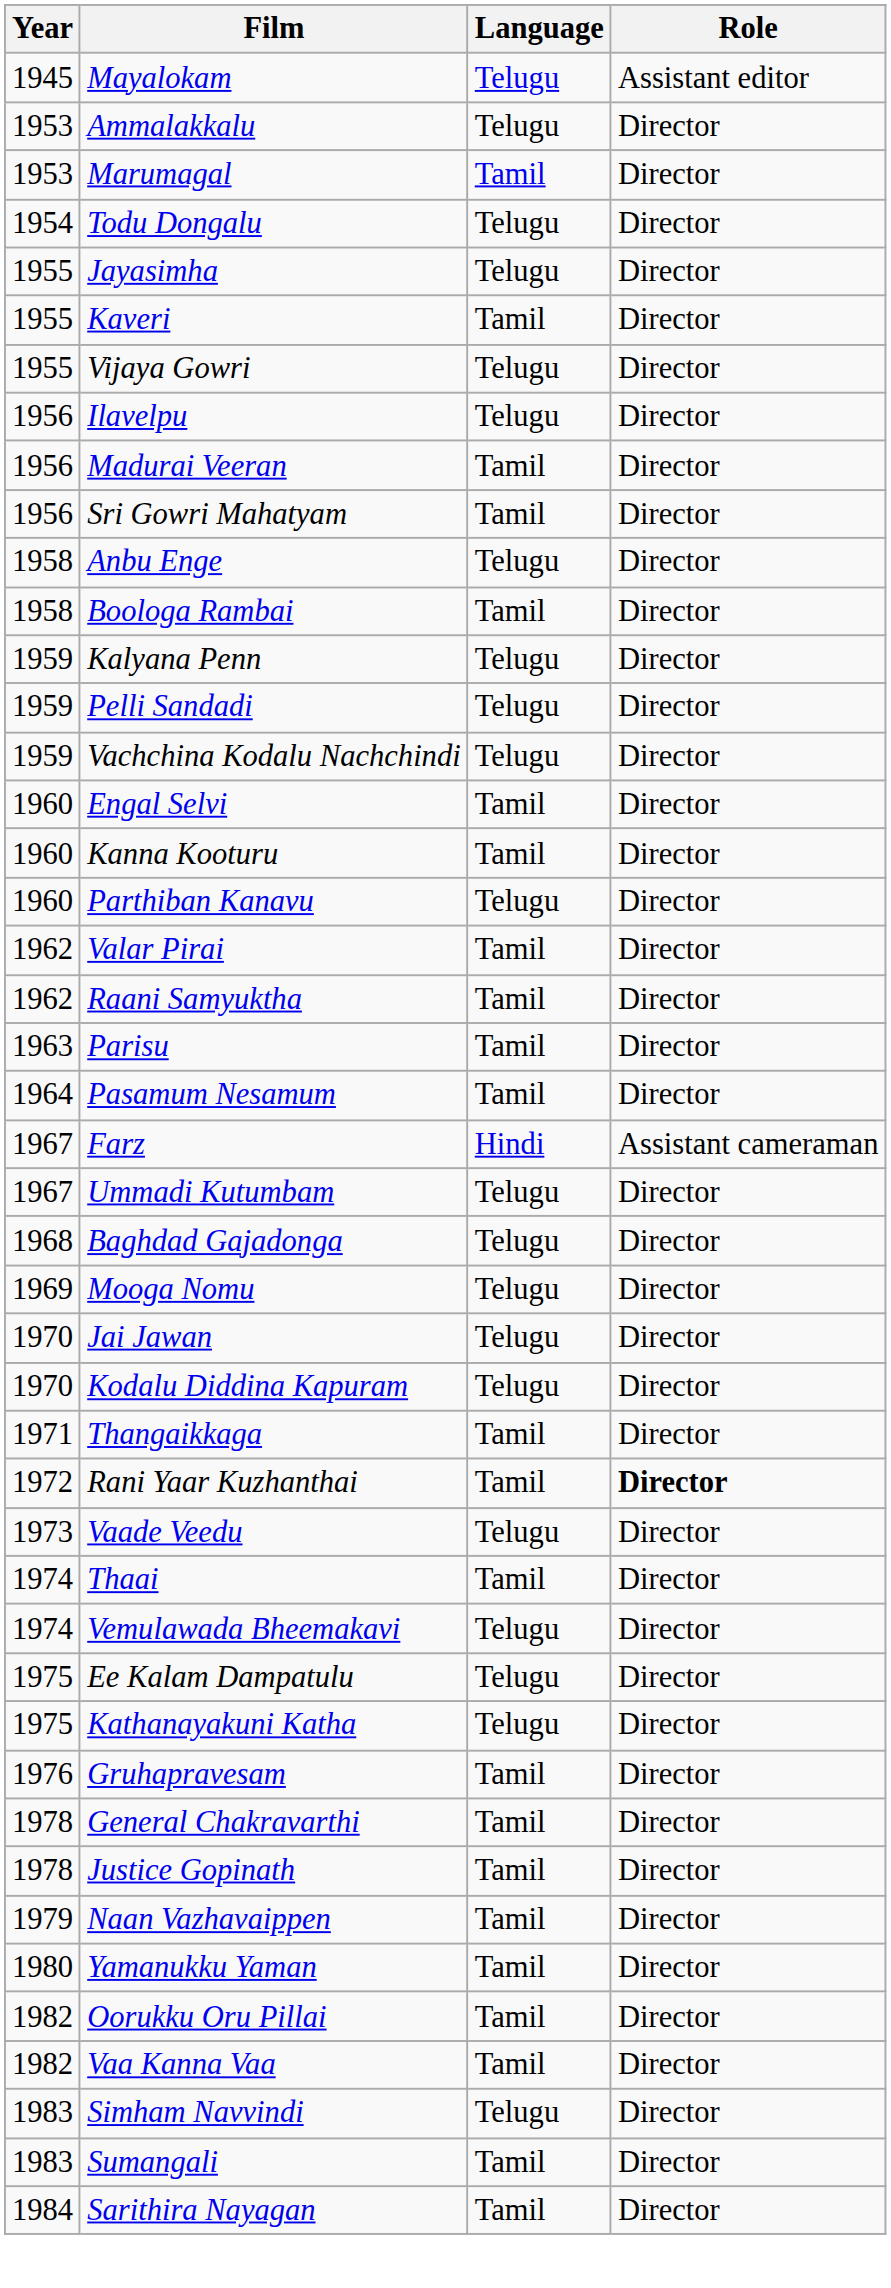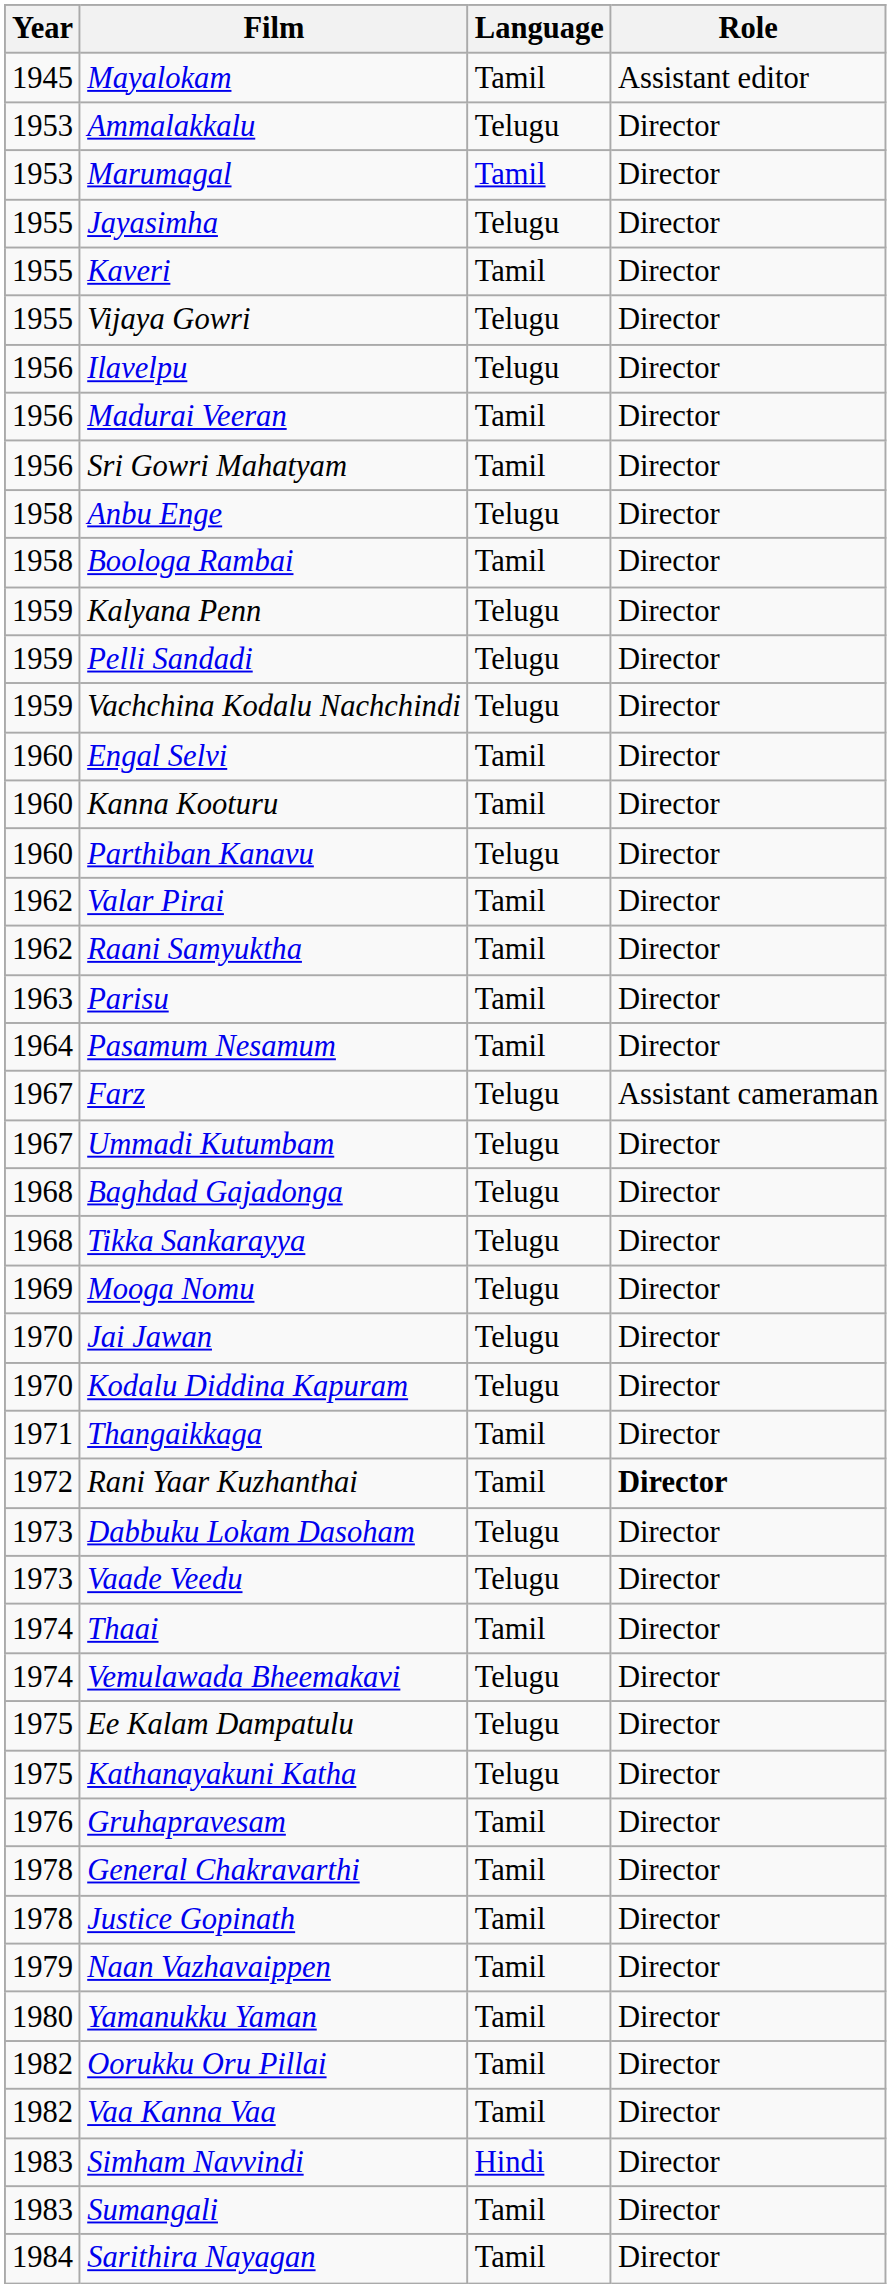(517, 77) Telugu -> (510, 77) Tamil
- row: (175, 222)
(510, 1143) Hindi -> (517, 1094) Telugu
+ row: (196, 1240)
+ row: (251, 1531)
(517, 2112) Telugu -> (510, 2161) Hindi
